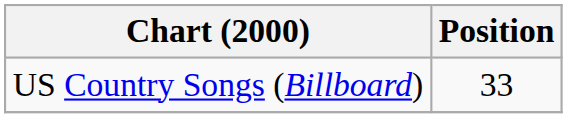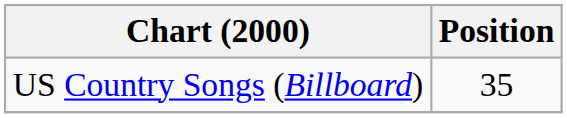(497, 84) 33 -> (497, 84) 35
